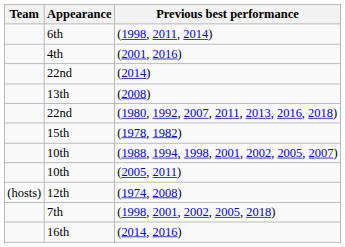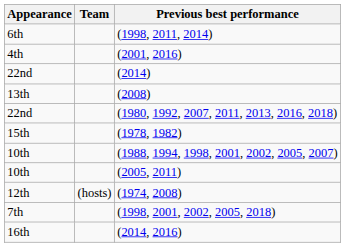columns swapped: (24, 14) <-> (79, 14)
